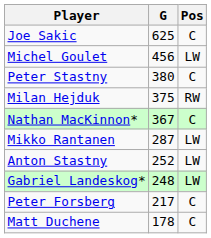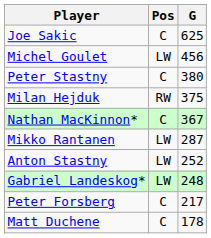columns swapped: (192, 15) <-> (163, 15)
